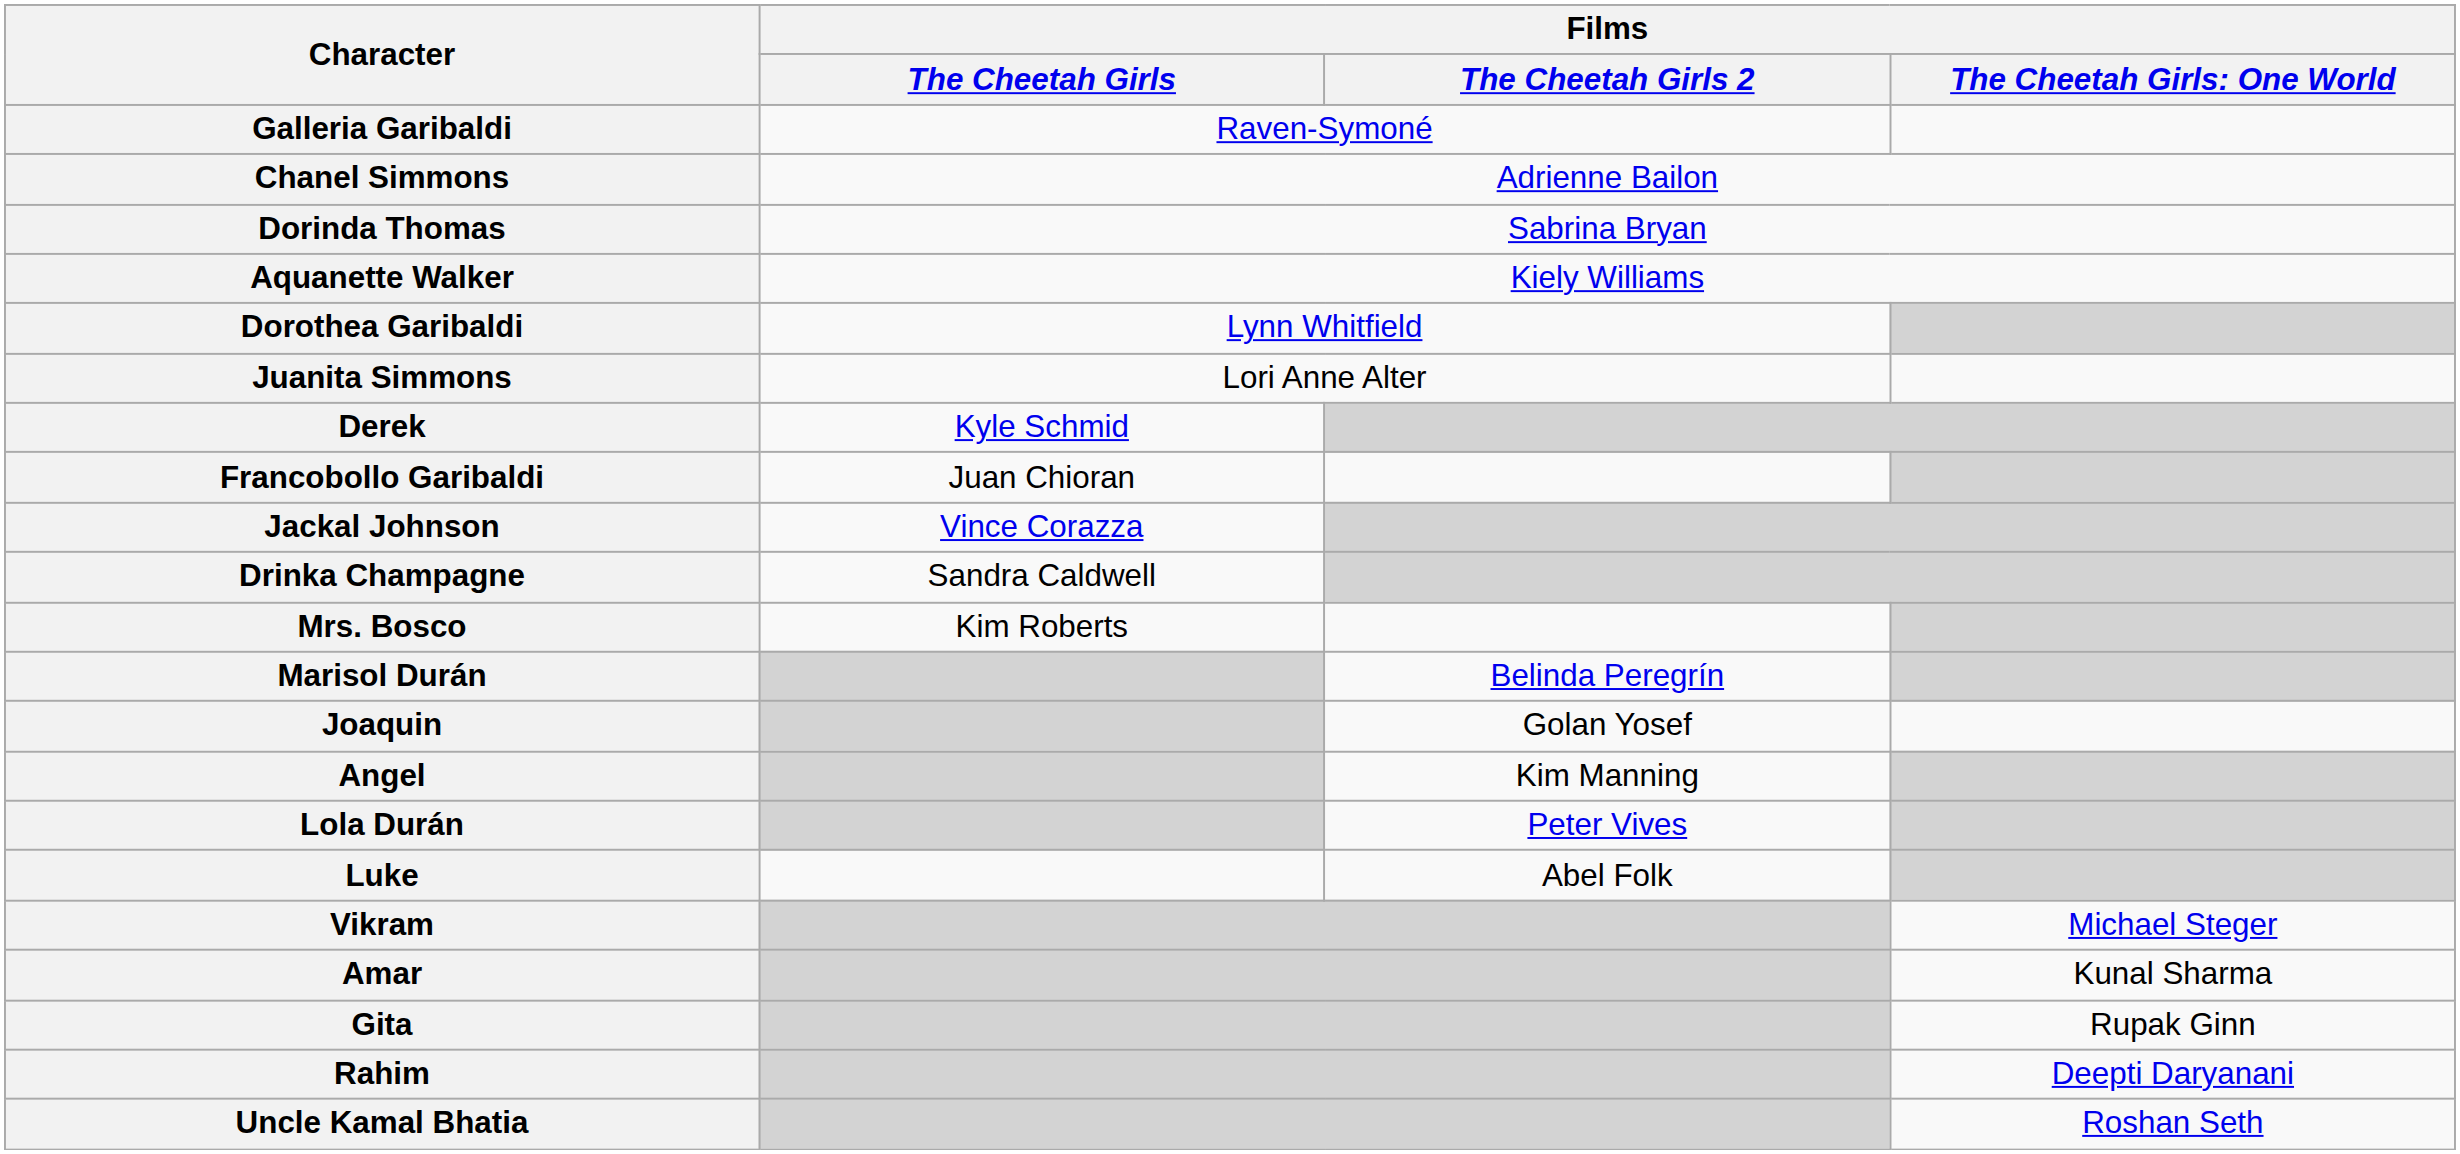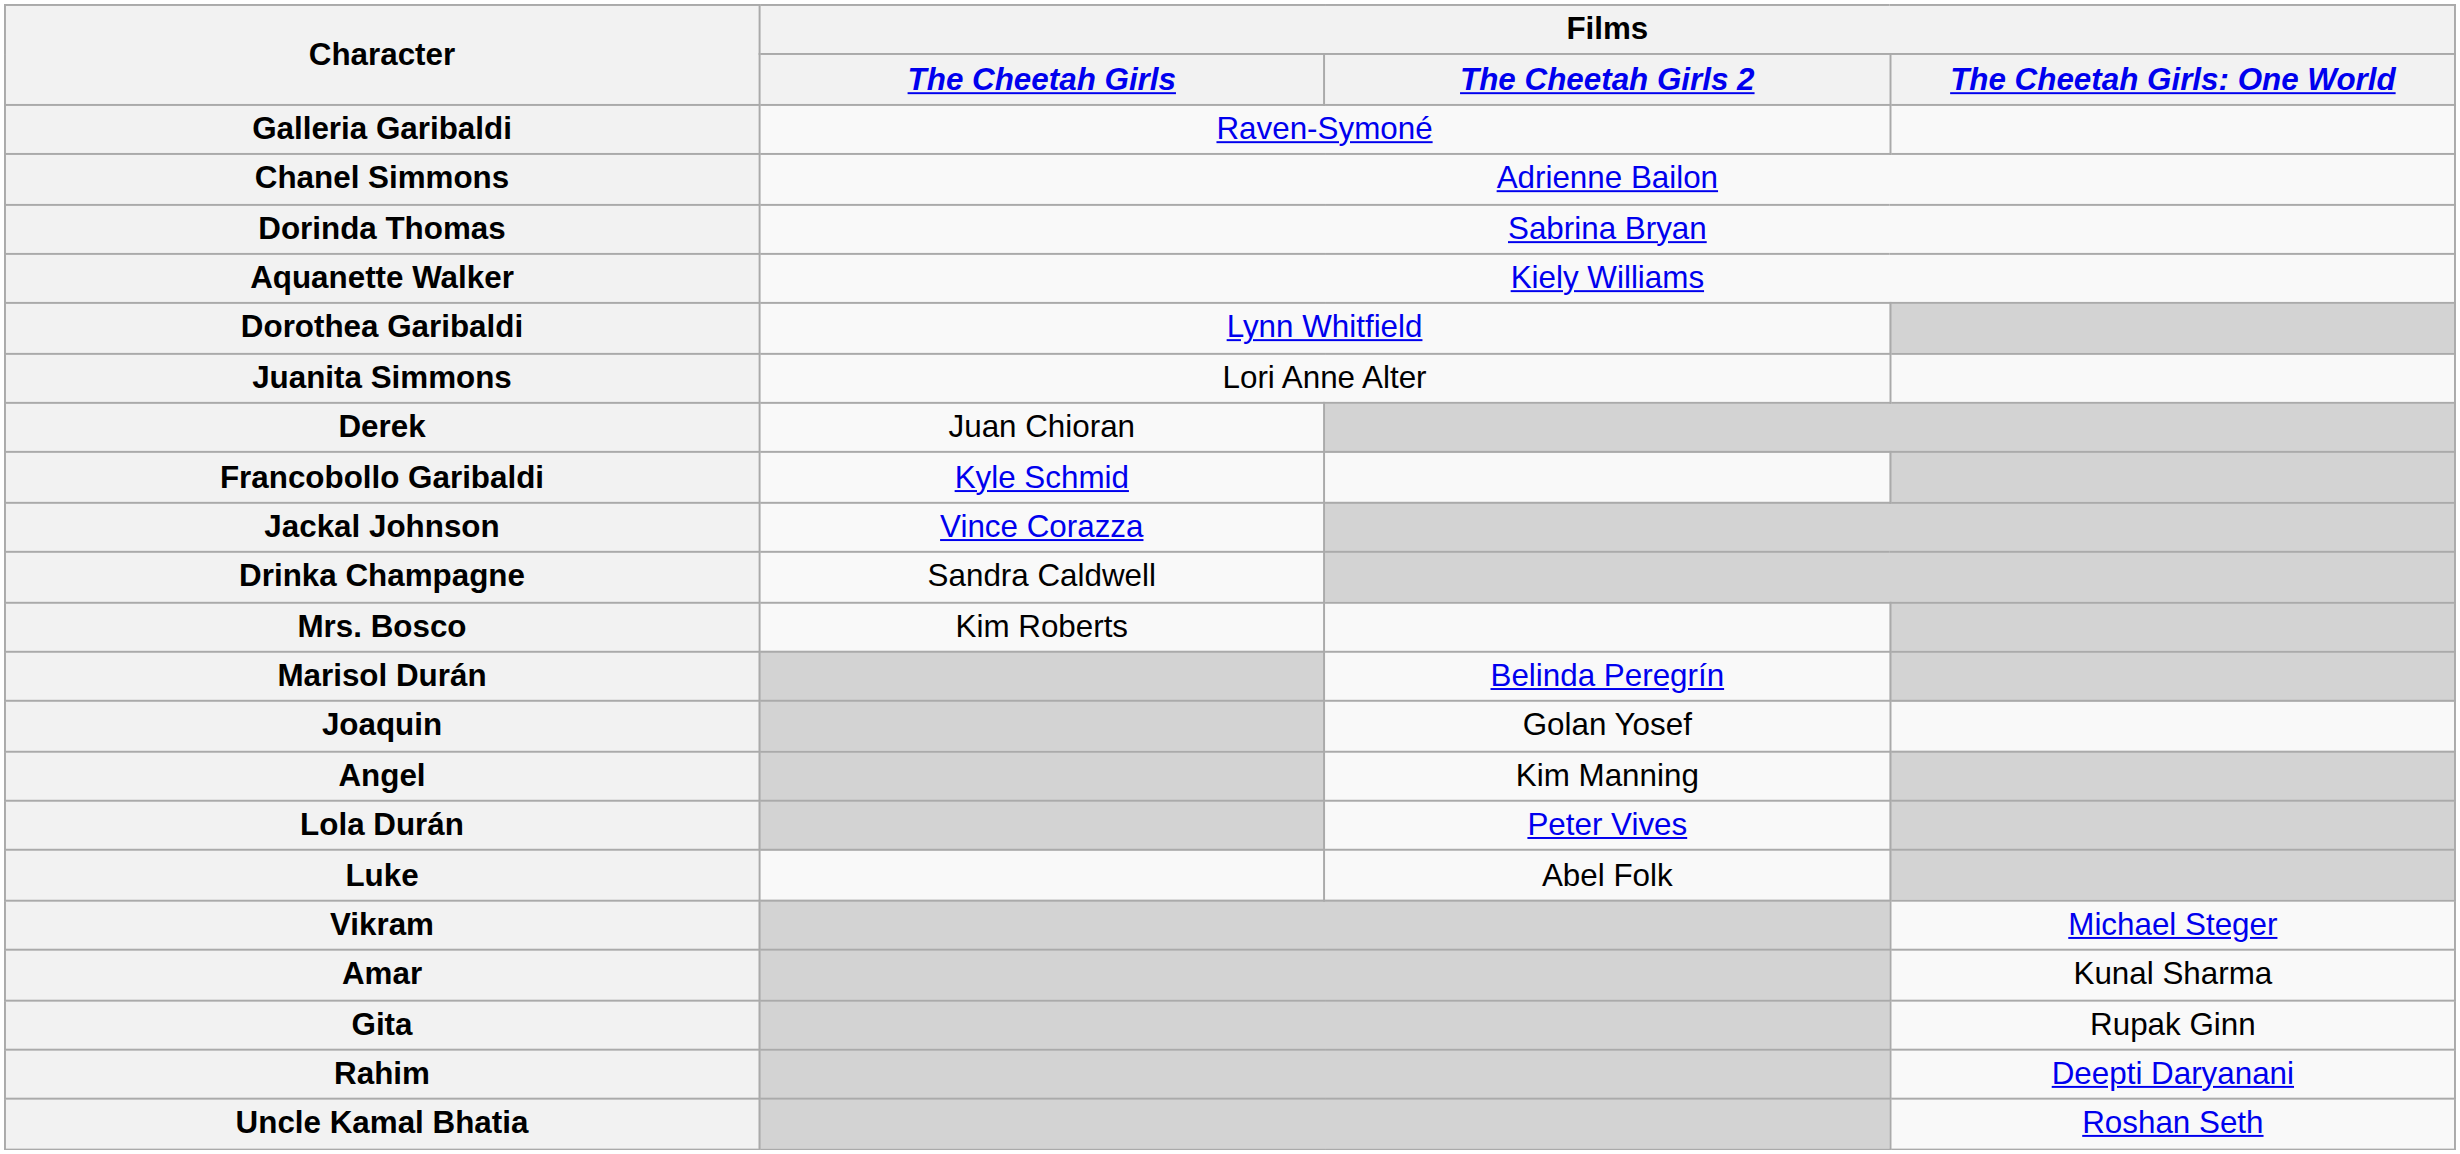(1042, 427) Kyle Schmid -> (1042, 427) Juan Chioran
(1042, 476) Juan Chioran -> (1042, 476) Kyle Schmid
